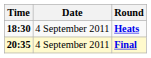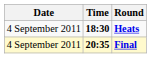columns swapped: (72, 12) <-> (19, 12)
